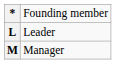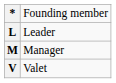+ row: (12, 68)
